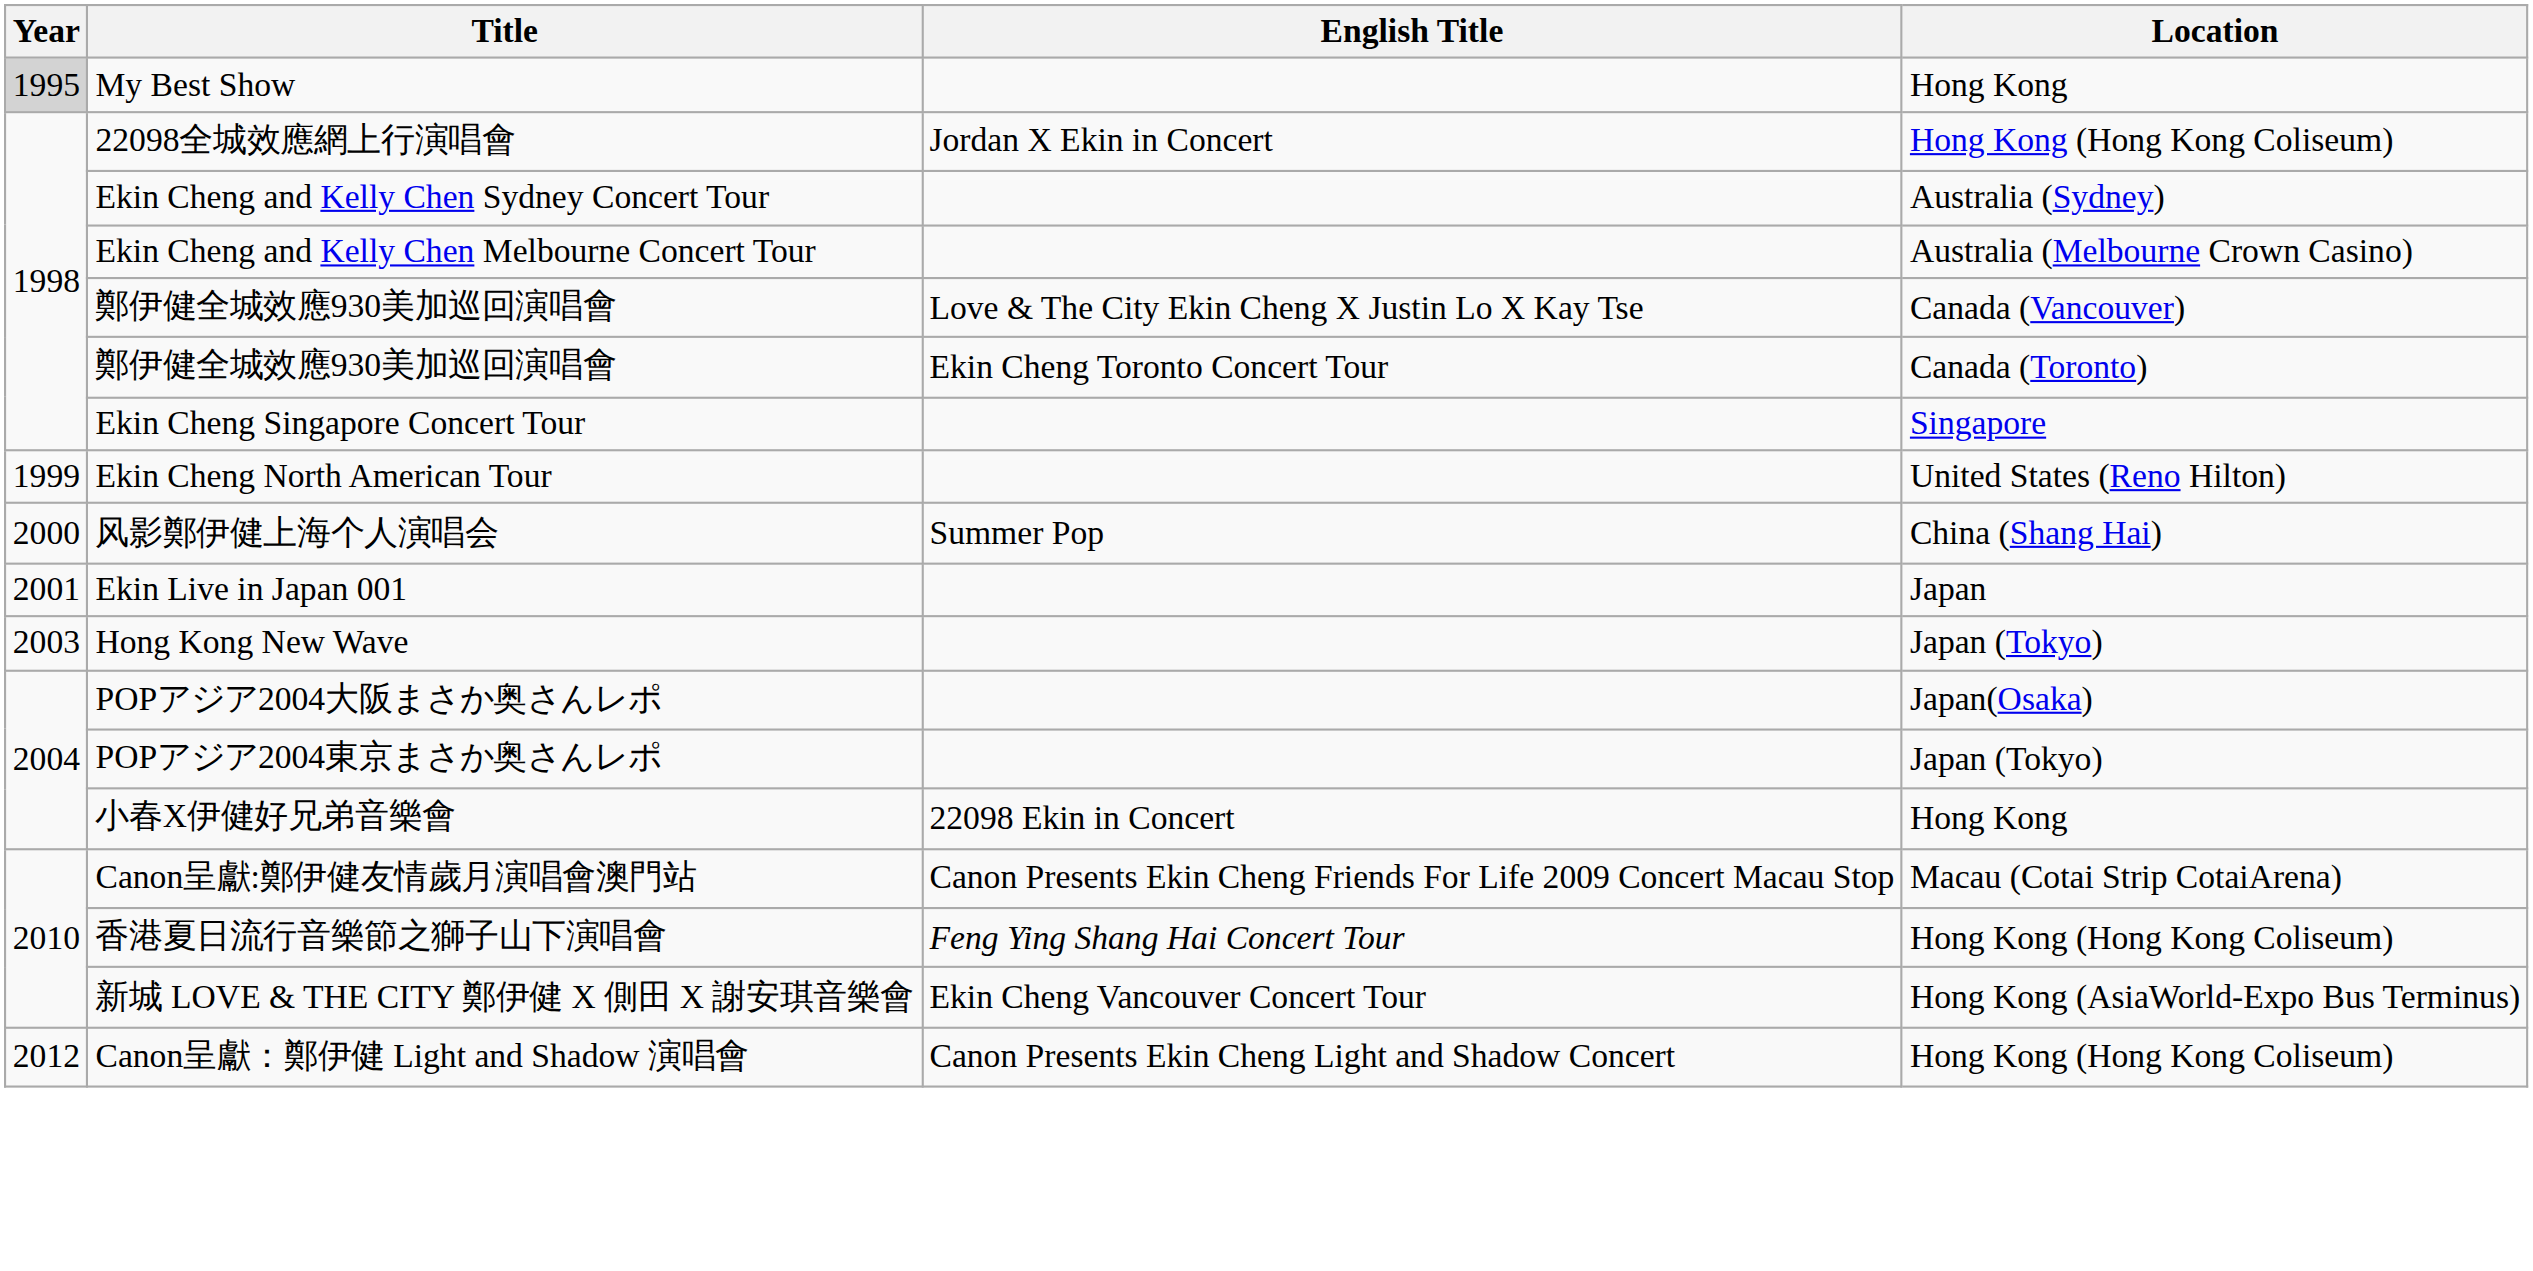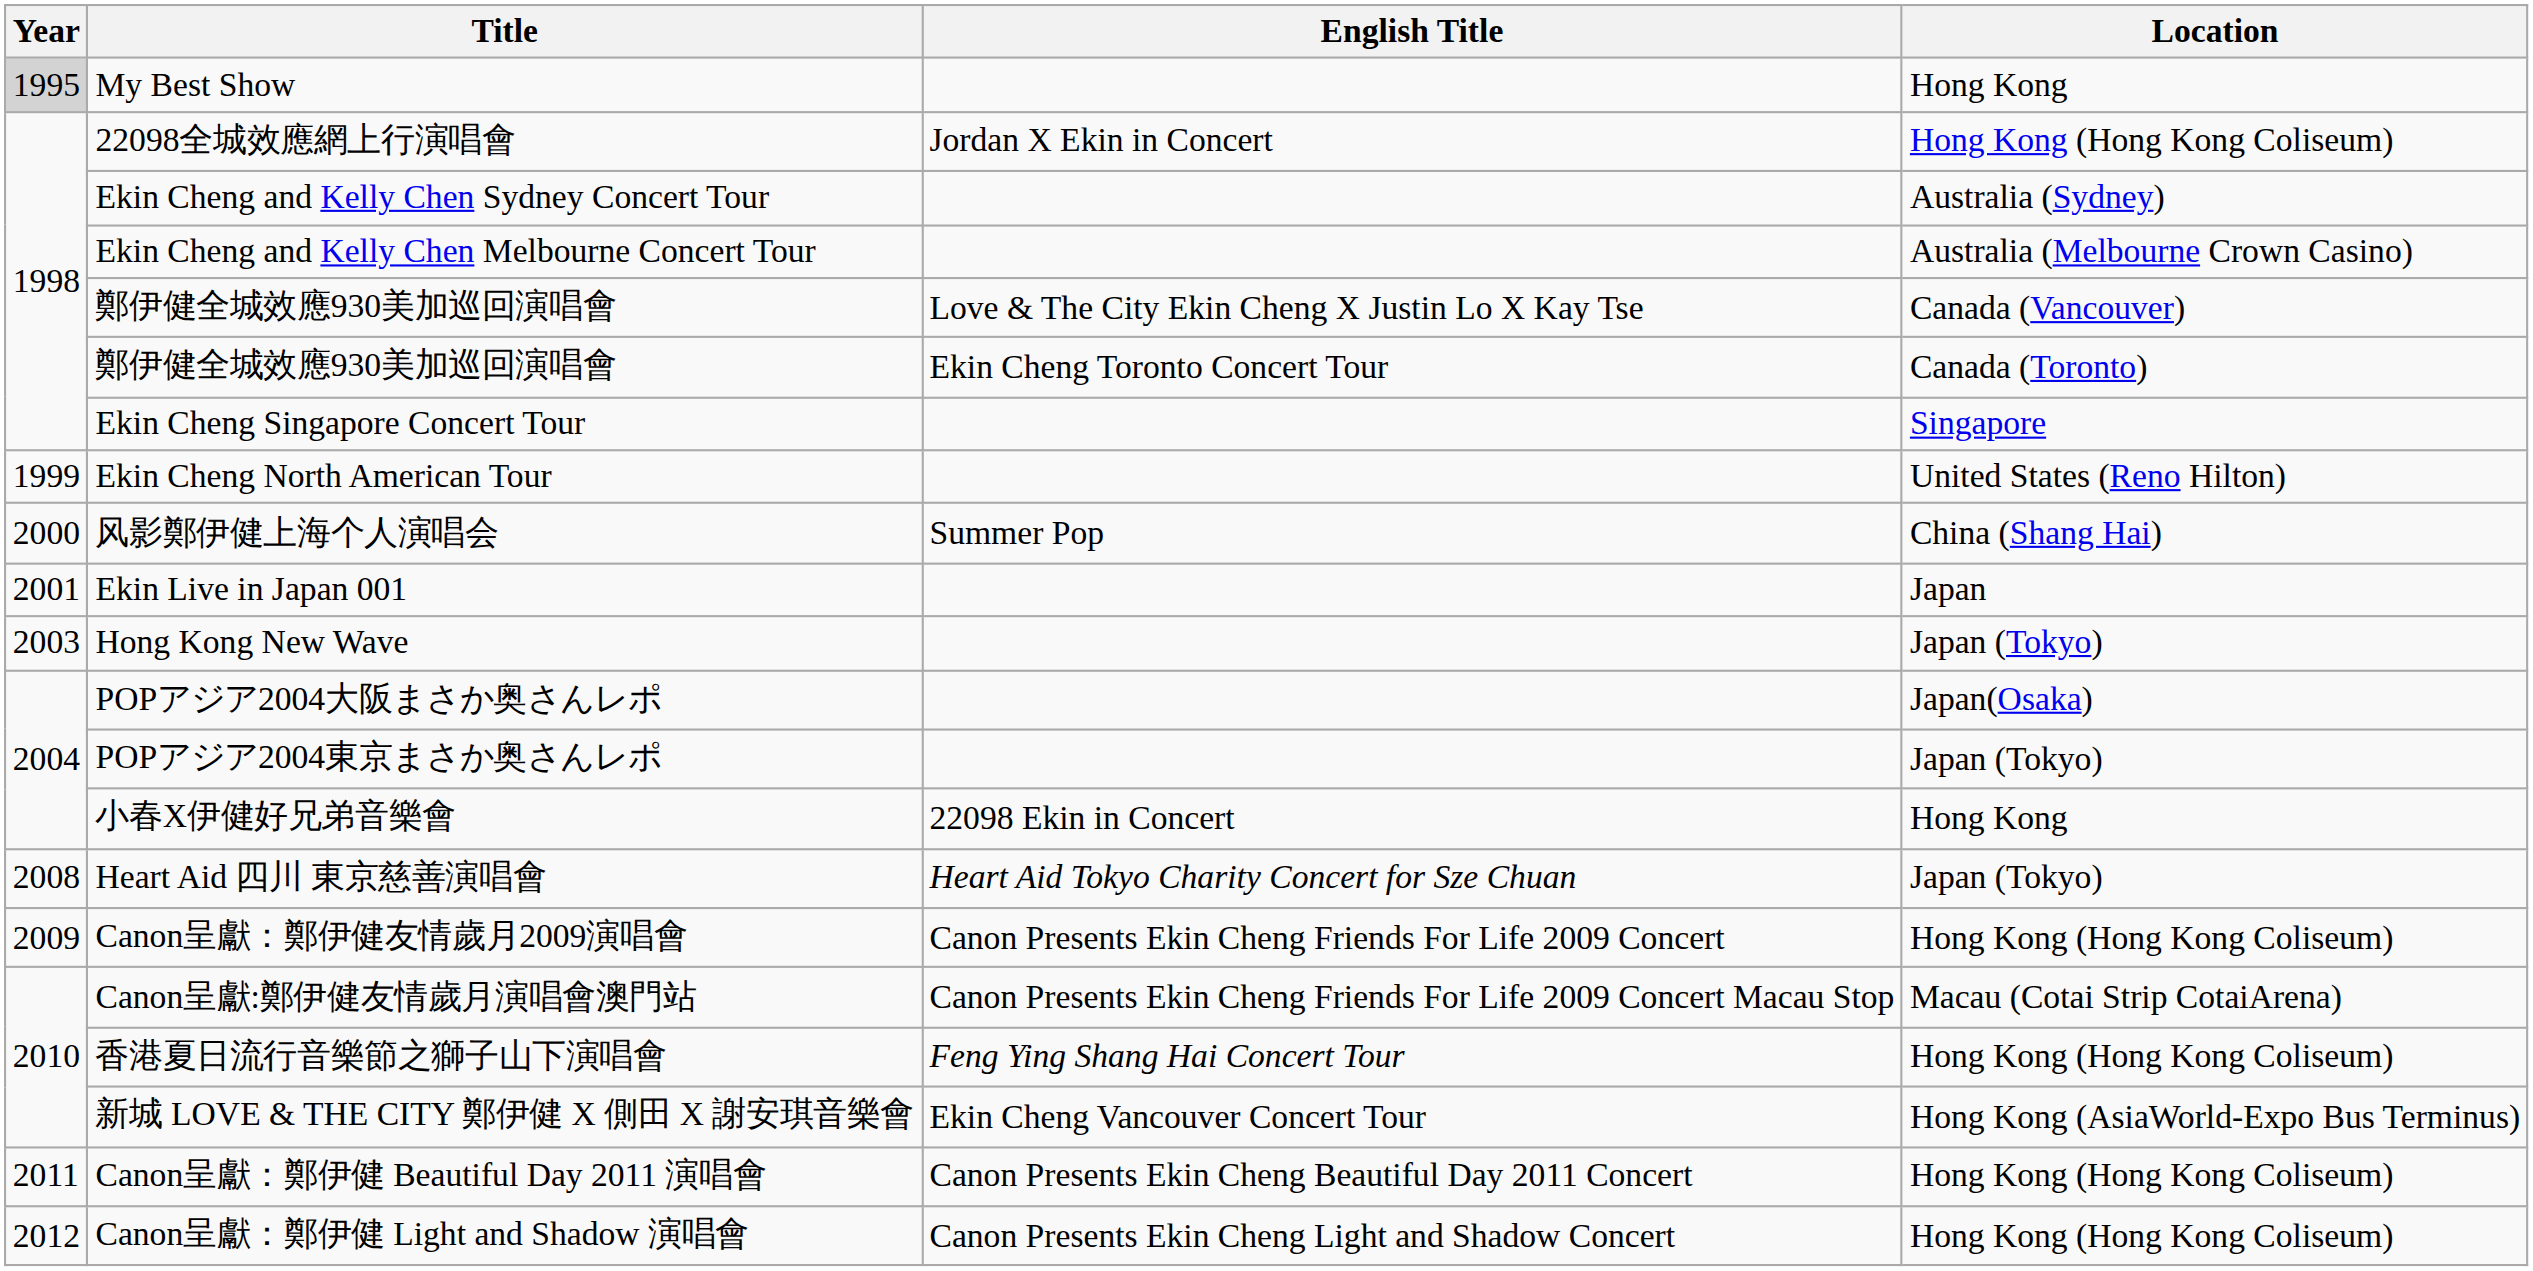+ row: (321, 876)
+ row: (391, 936)
+ row: (431, 1174)
